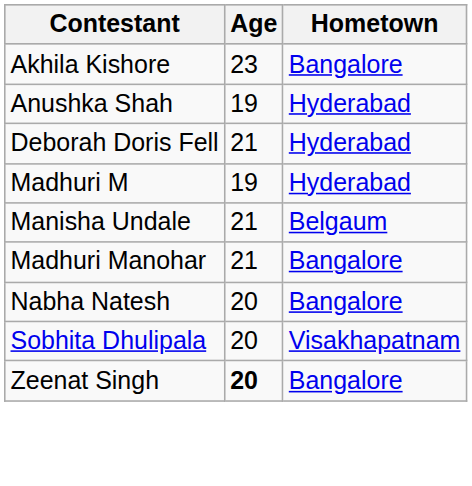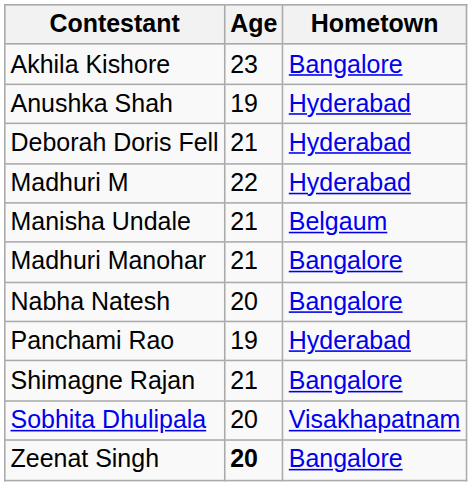(244, 182) 19 -> (244, 182) 22
+ row: (92, 340)
+ row: (103, 380)
